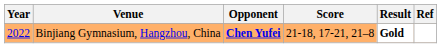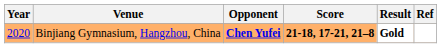(19, 33) 2022 -> (19, 33) 2020
(330, 33) normal -> (330, 33) bold
